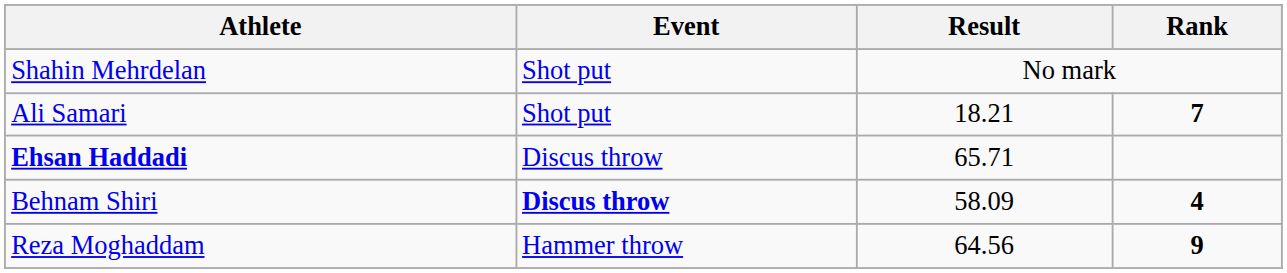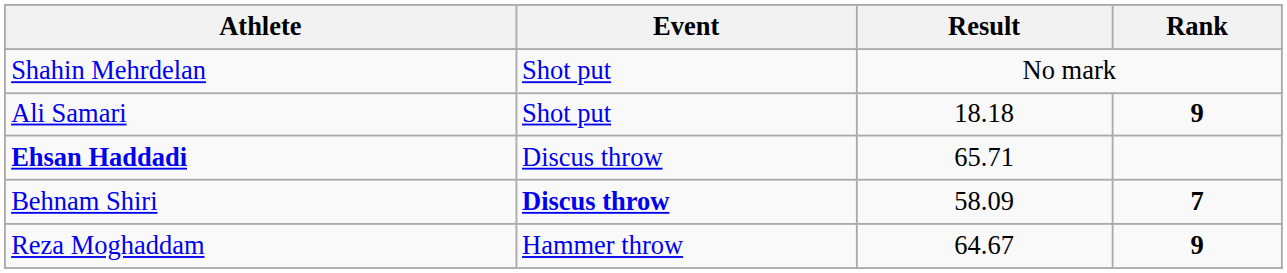(984, 114) 18.21 -> (984, 114) 18.18
(1197, 114) 7 -> (1197, 114) 9
(1197, 201) 4 -> (1197, 201) 7
(984, 245) 64.56 -> (984, 245) 64.67
